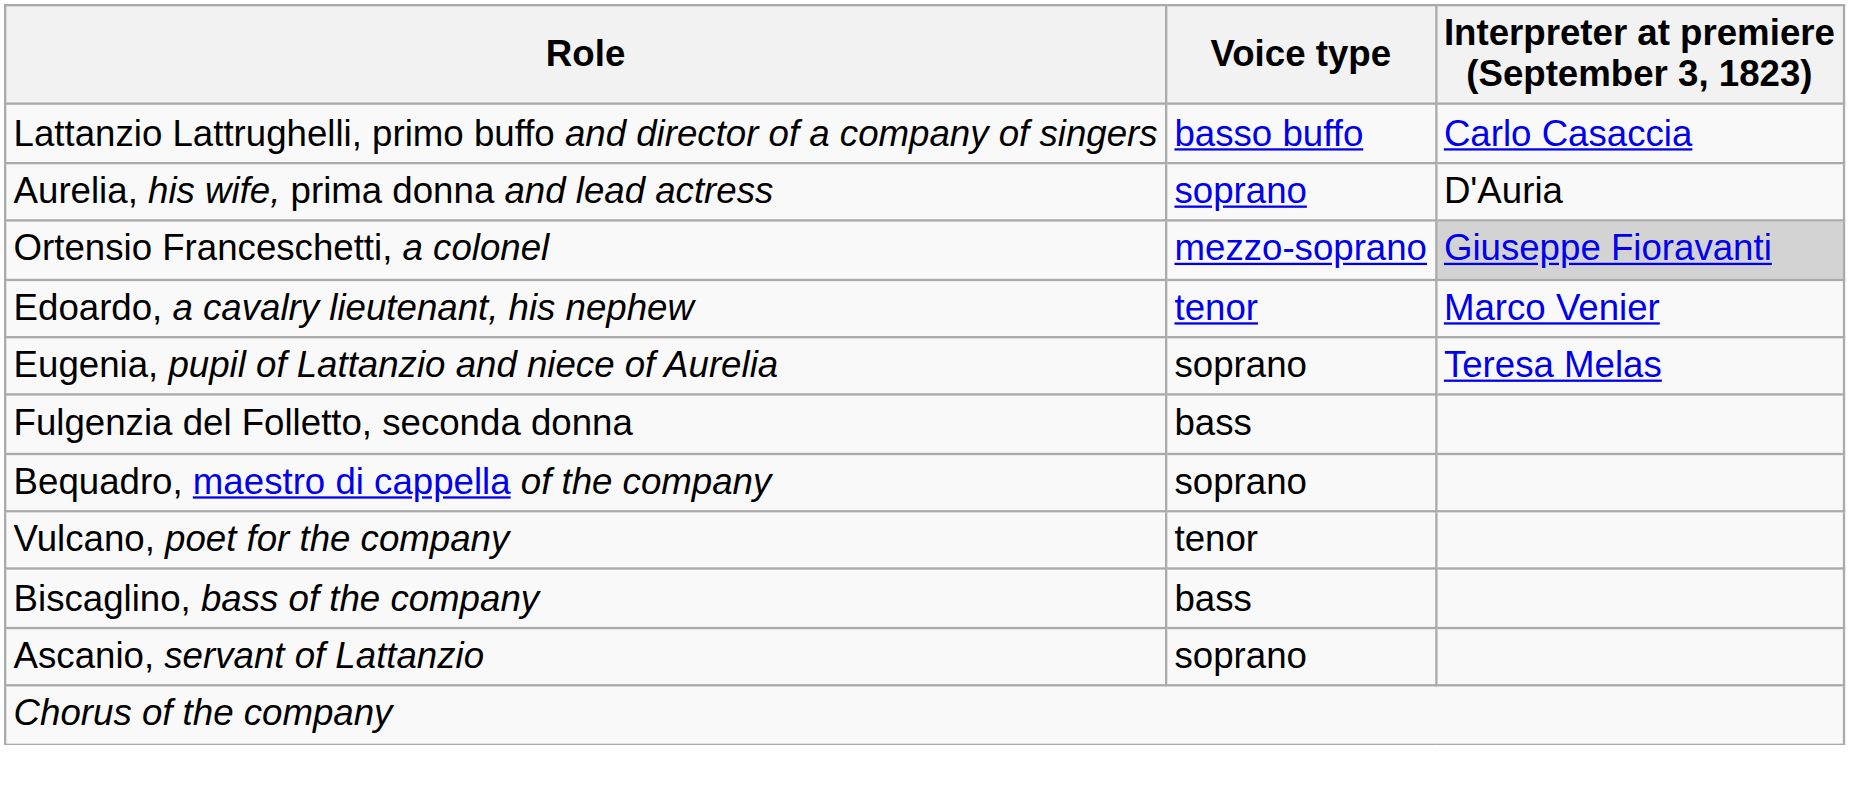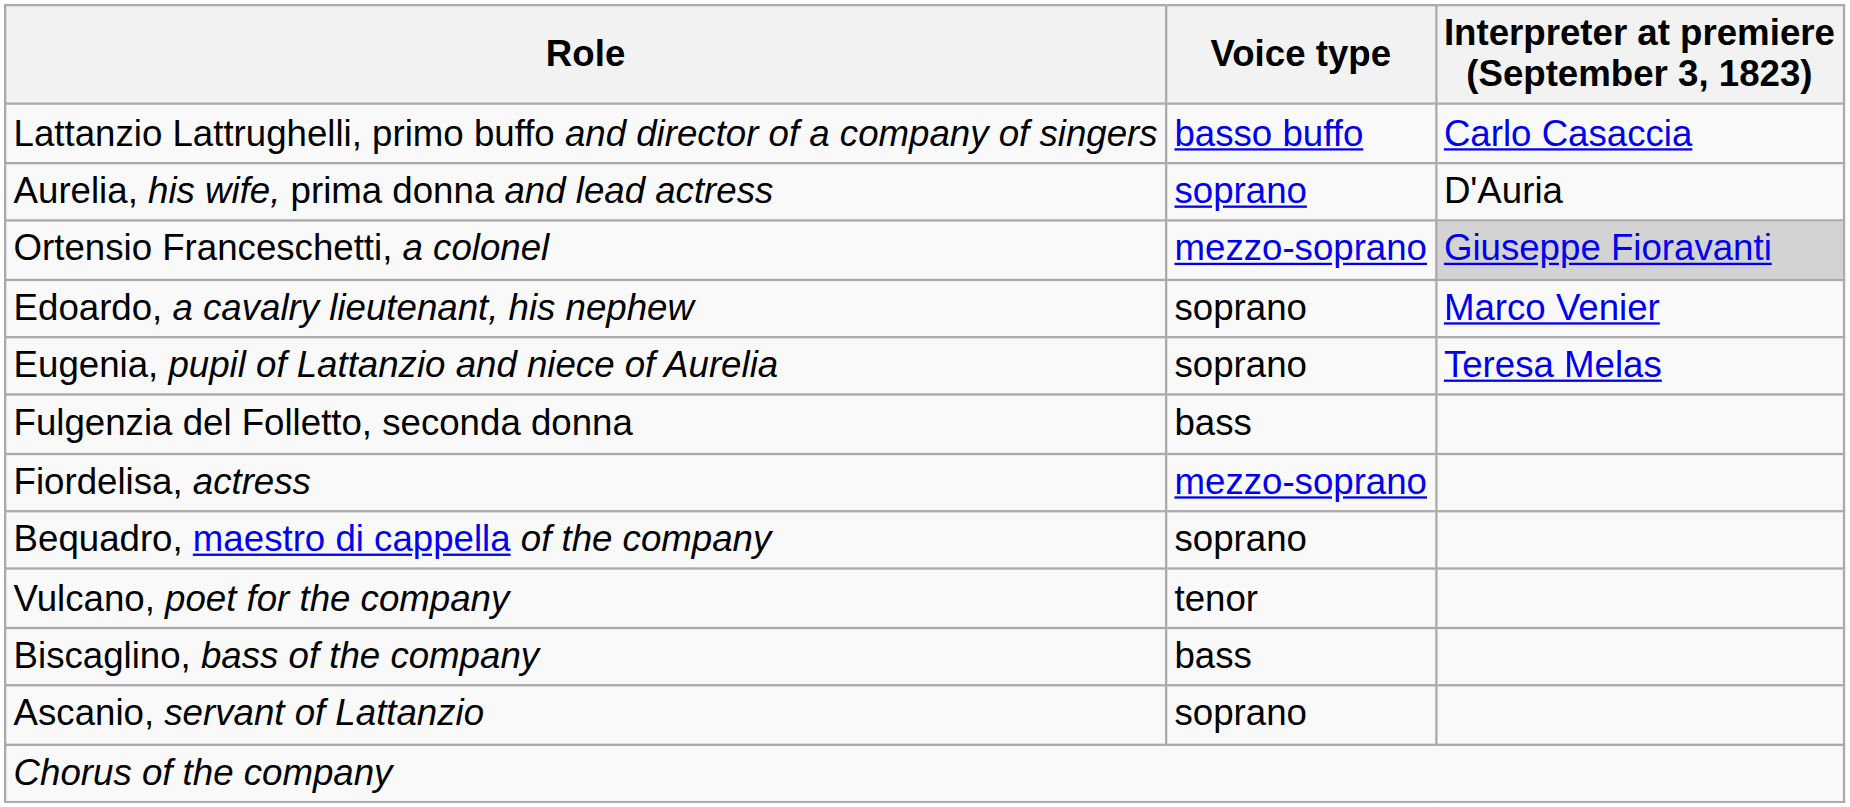(1216, 307) tenor -> (1241, 307) soprano
+ row: (162, 481)
